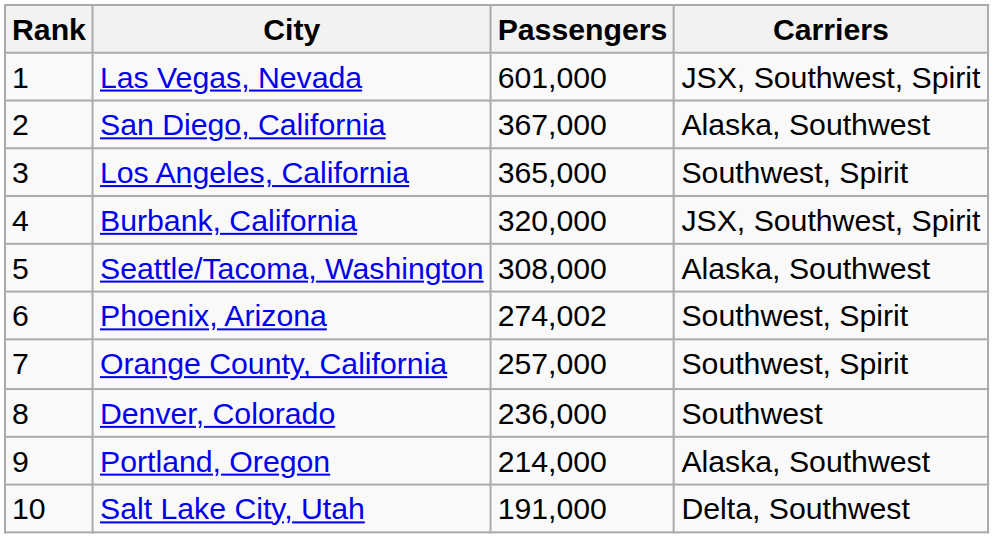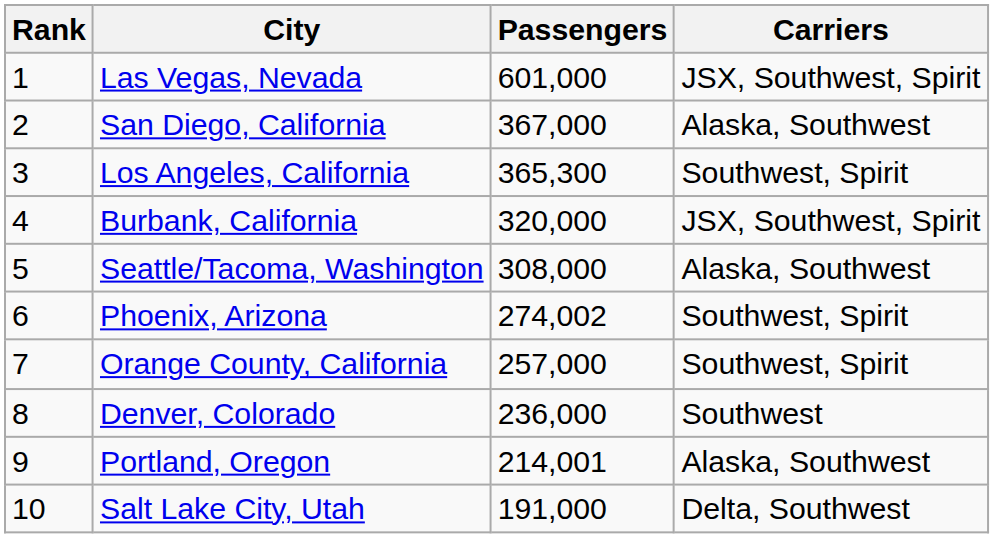(552, 173) 365,000 -> (552, 173) 365,300
(552, 460) 214,000 -> (552, 460) 214,001
